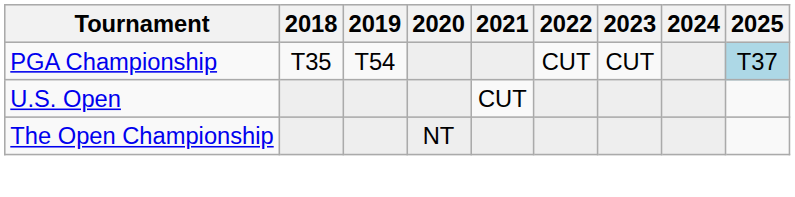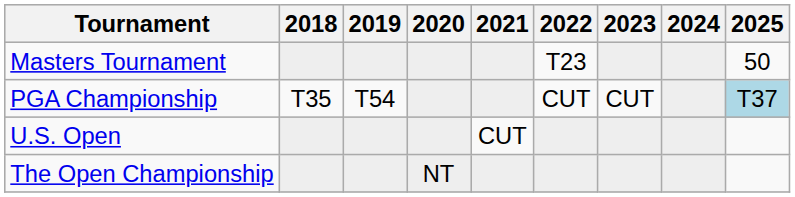+ row: (118, 61)
